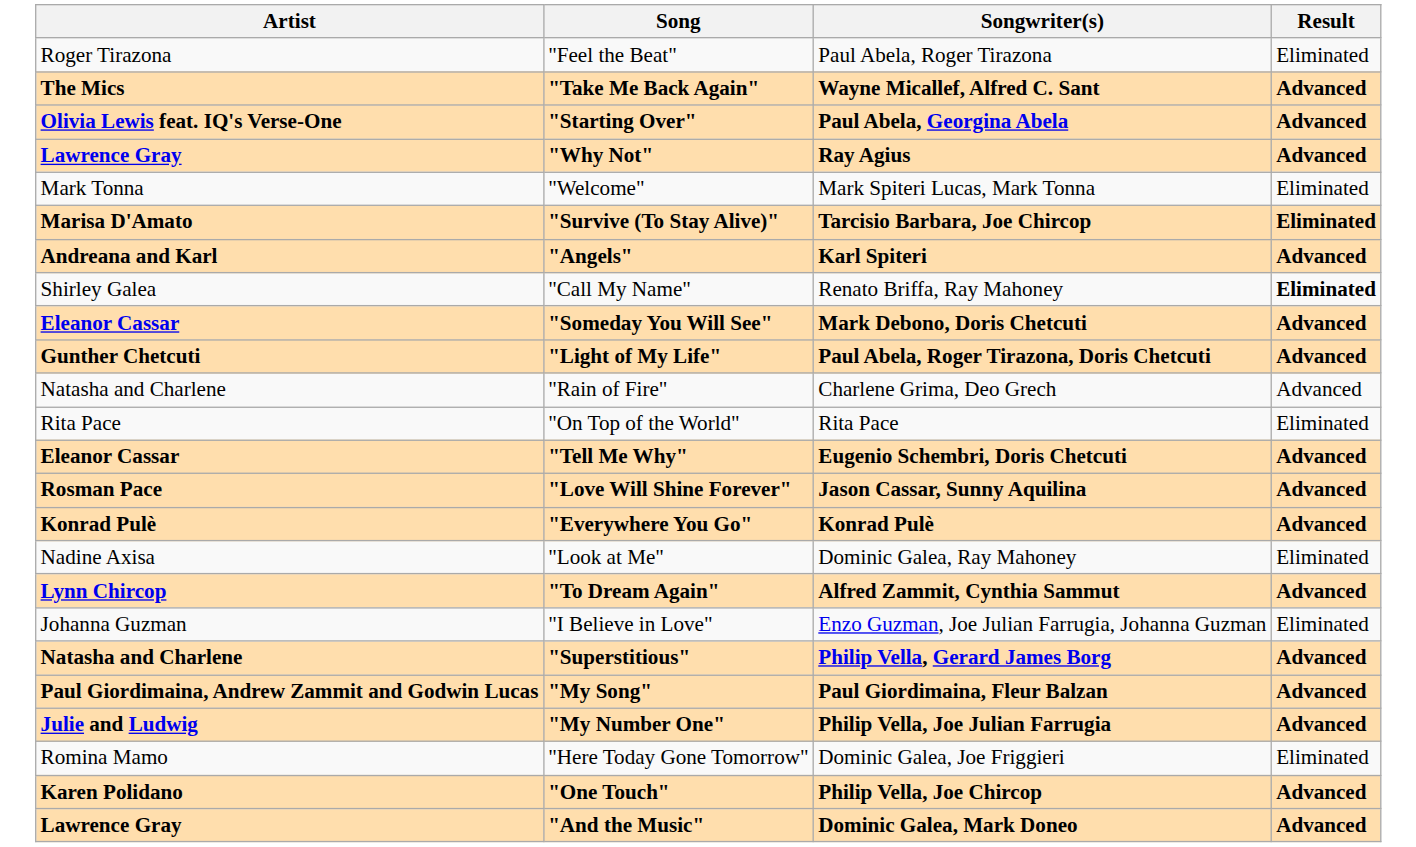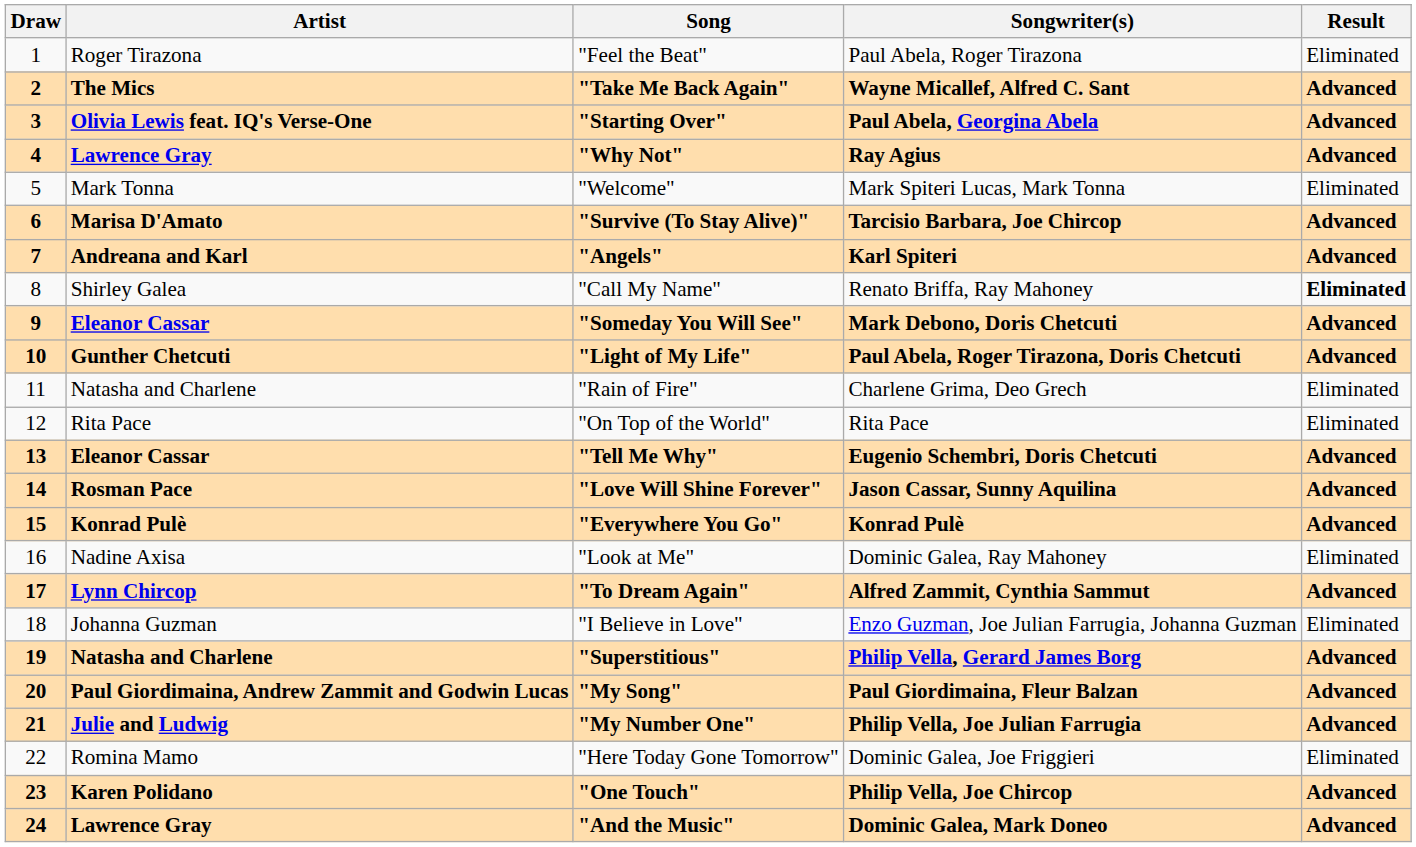+ column: (36, 21)
(1326, 222) Eliminated -> (1351, 222) Advanced
(1319, 389) Advanced -> (1353, 389) Eliminated
